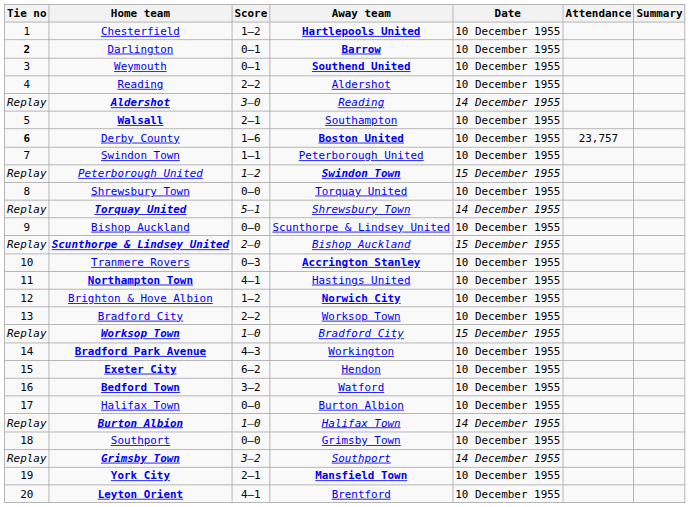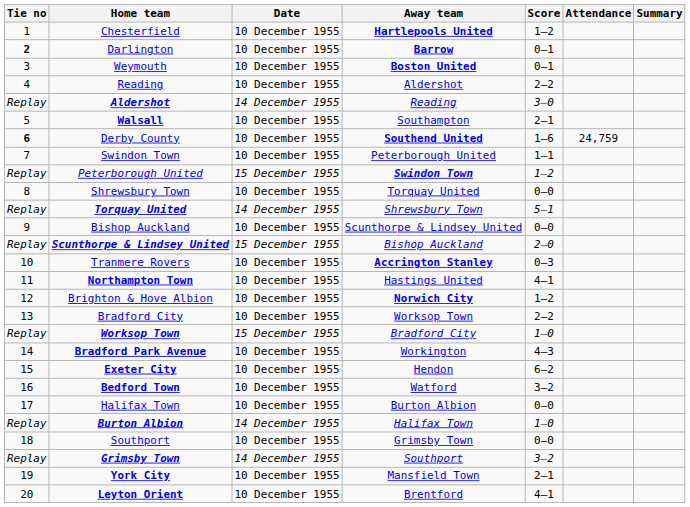columns swapped: (251, 13) <-> (508, 13)
(361, 67) Southend United -> (434, 67) Boston United
(361, 138) Boston United -> (434, 138) Southend United
(598, 138) 23,757 -> (598, 138) 24,759
(361, 476) bold -> (434, 476) normal
